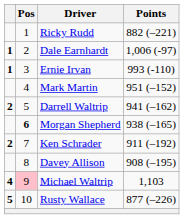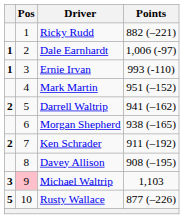(26, 125) bold -> (26, 125) normal
(10, 180) 4 -> (10, 180) 3
